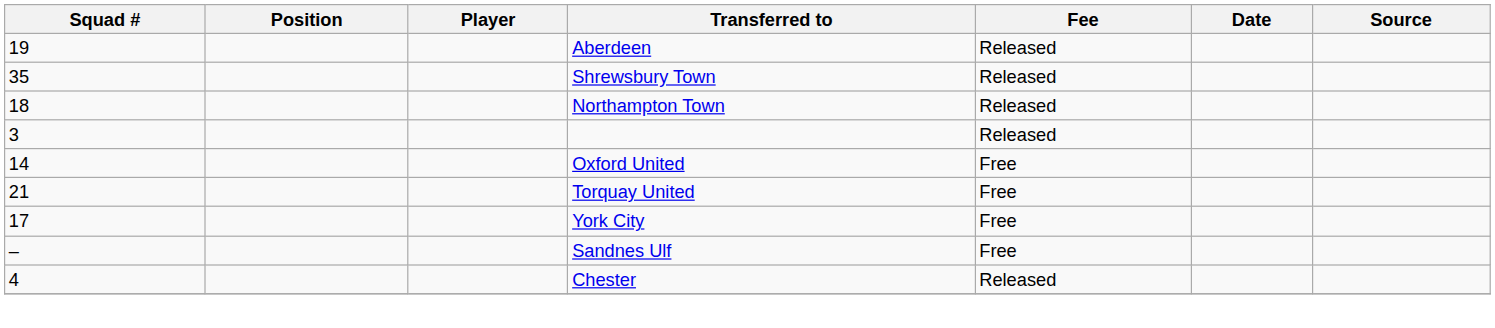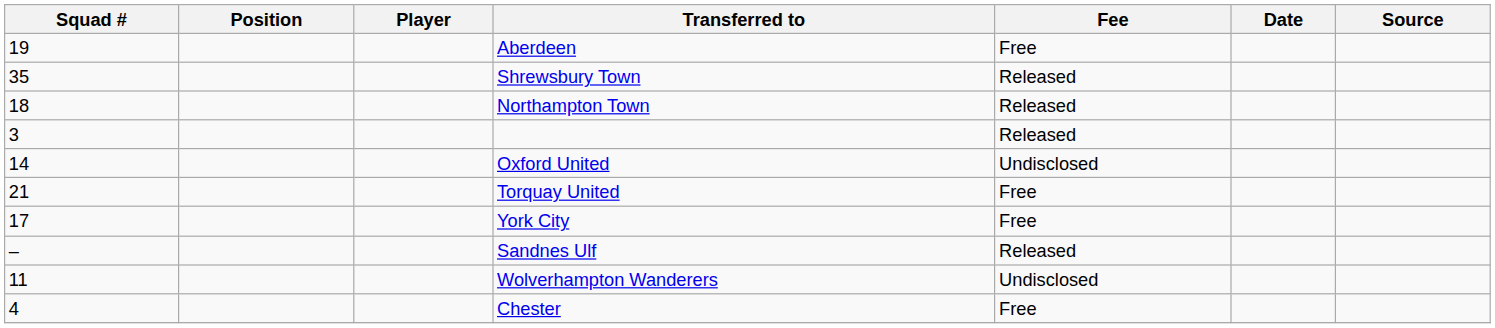(1018, 48) Released -> (1018, 48) Free
(998, 164) Free -> (1049, 164) Undisclosed
(998, 250) Free -> (1038, 250) Released
+ row: (18, 279)
(1018, 279) Released -> (1018, 308) Free
